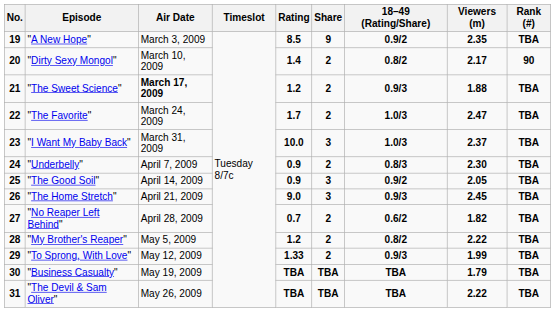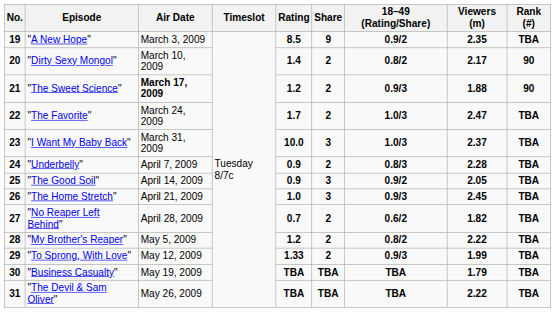(529, 88) TBA -> (529, 88) 90
(477, 165) 2.30 -> (477, 165) 2.28
(294, 197) 9.0 -> (294, 197) 1.0
